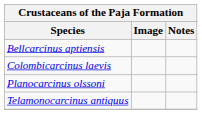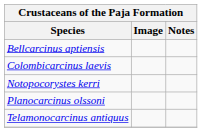+ row: (53, 83)
